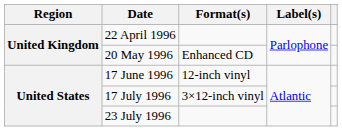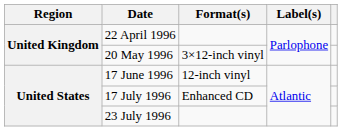(217, 55) Enhanced CD -> (223, 55) 3×12-inch vinyl
(223, 95) 3×12-inch vinyl -> (217, 95) Enhanced CD
